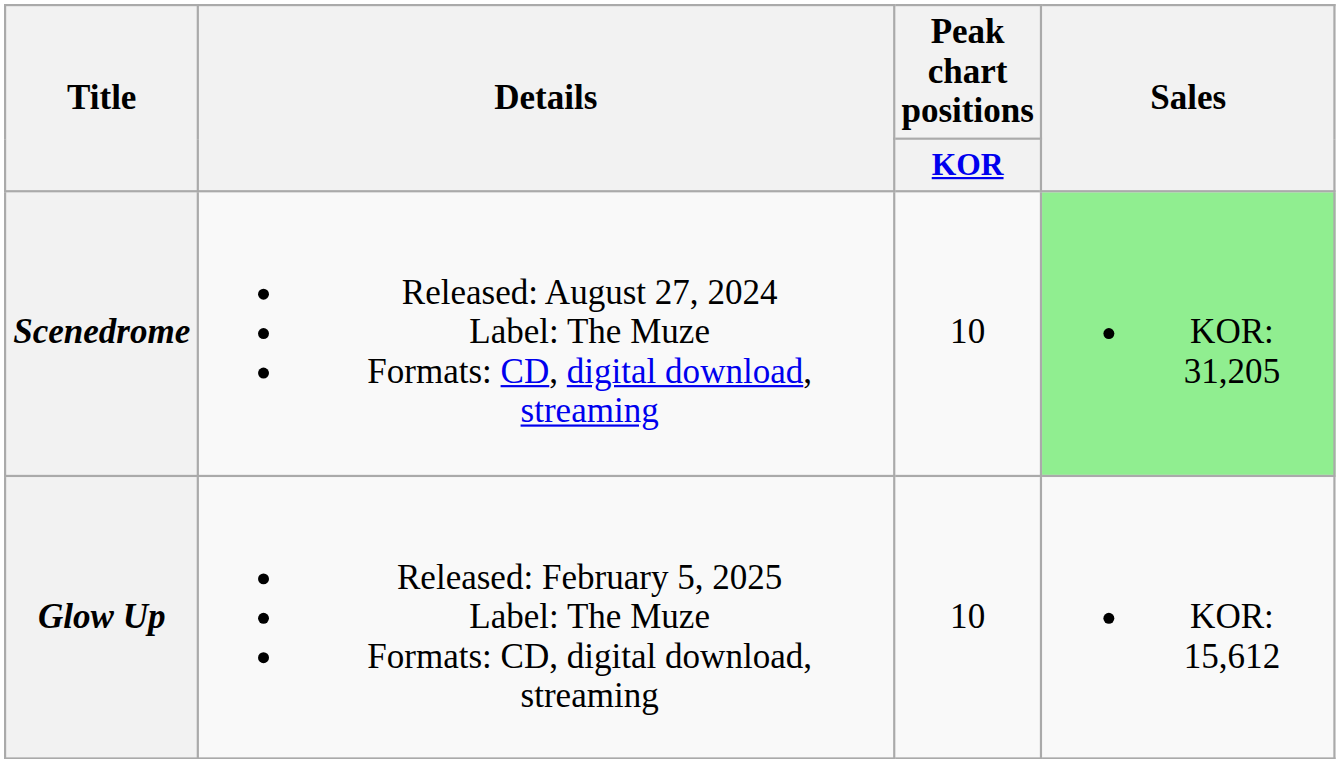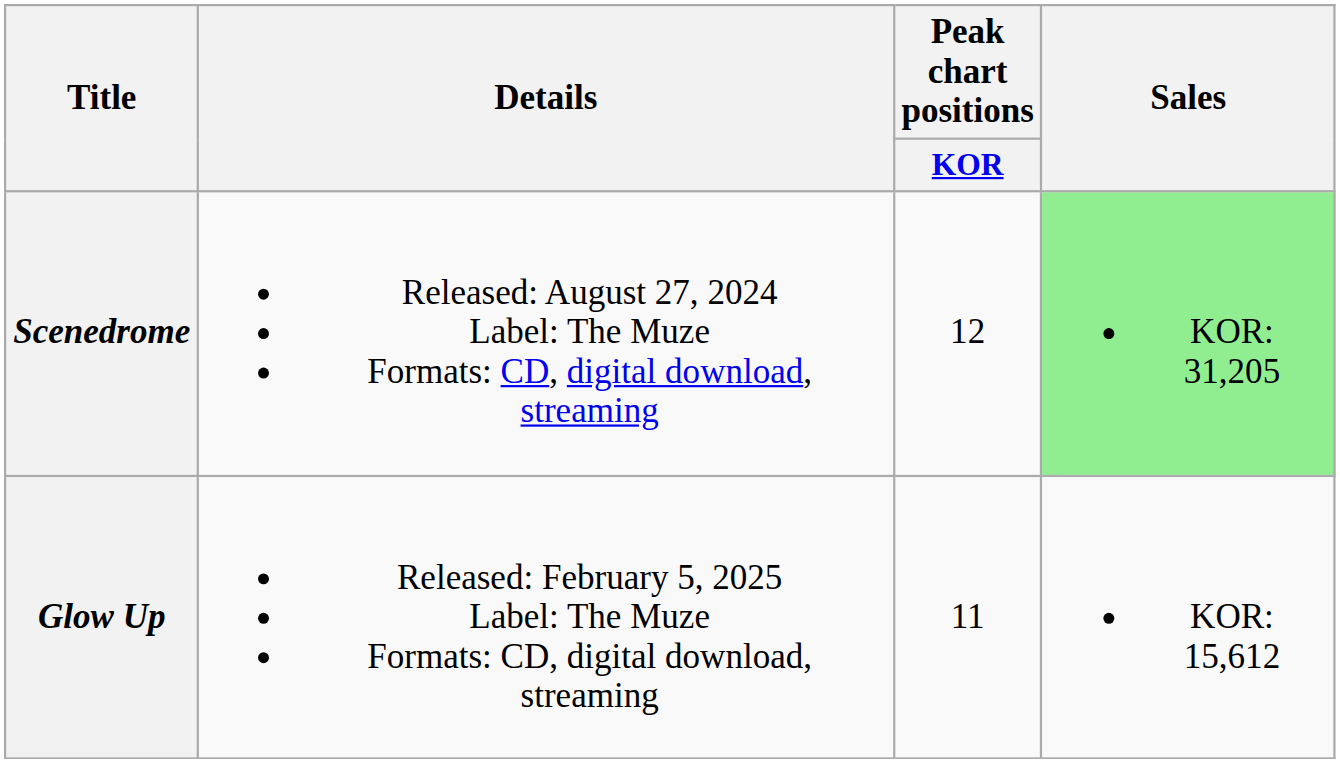(968, 332) 10 -> (968, 332) 12
(968, 615) 10 -> (968, 615) 11
